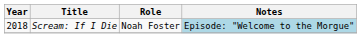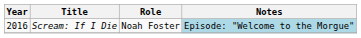(17, 26) 2018 -> (17, 26) 2016
